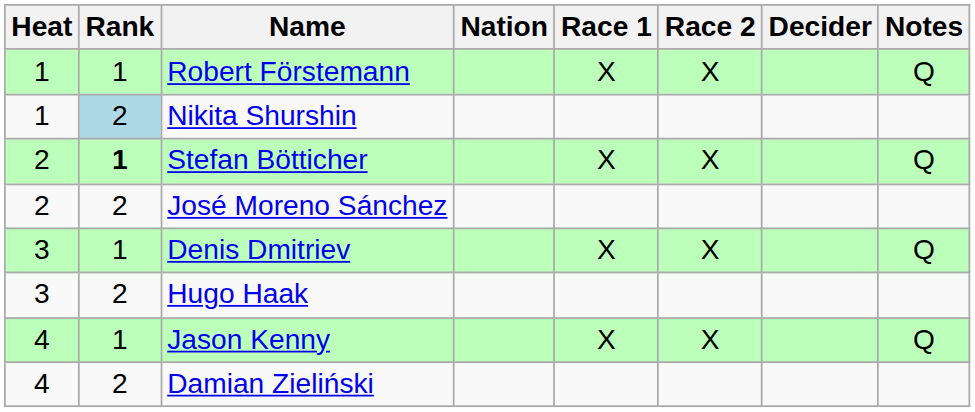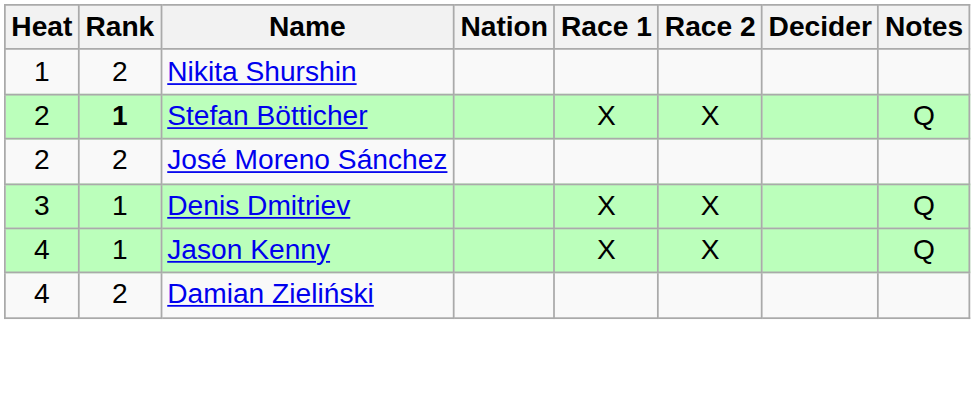- row: (289, 71)
(120, 116) lightblue background -> (120, 71) no background
- row: (238, 294)
